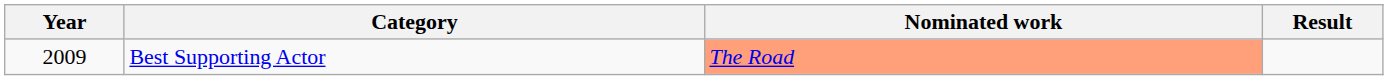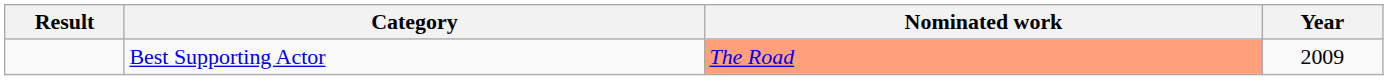columns swapped: (65, 21) <-> (1322, 21)
